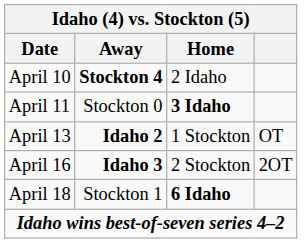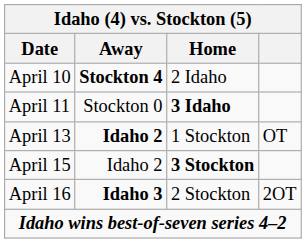+ row: (40, 164)
- row: (40, 194)
